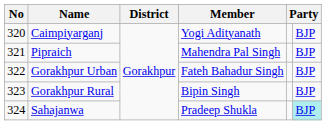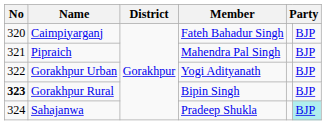(221, 33) Yogi Adityanath -> (232, 33) Fateh Bahadur Singh
(232, 71) Fateh Bahadur Singh -> (221, 71) Yogi Adityanath
(16, 91) normal -> (16, 91) bold
